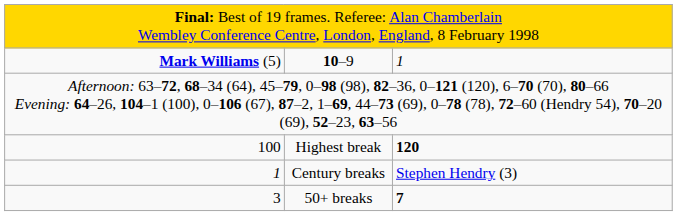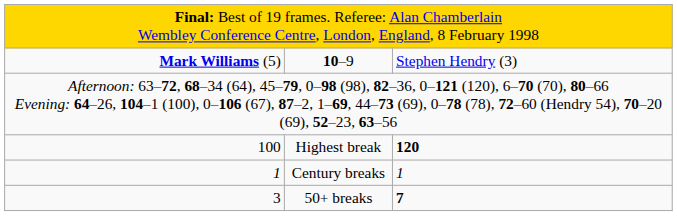(400, 60) 1 -> (457, 60) Stephen Hendry (3)
(457, 173) Stephen Hendry (3) -> (400, 173) 1
